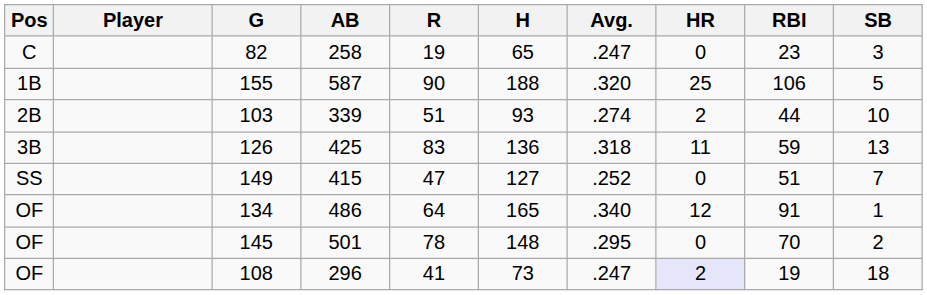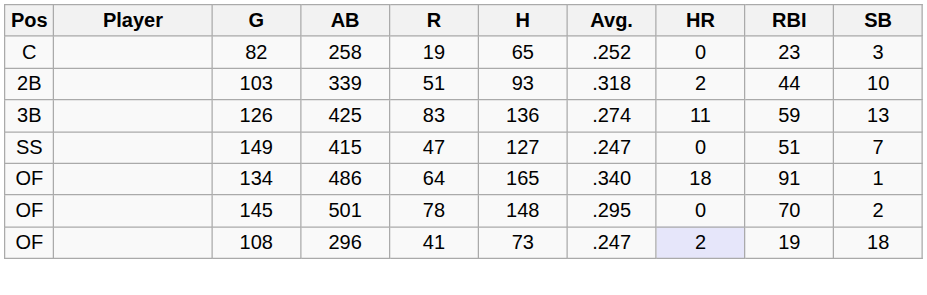(612, 52) .247 -> (612, 52) .252
- row: (256, 83)
(612, 115) .274 -> (612, 83) .318
(612, 147) .318 -> (612, 115) .274
(612, 178) .252 -> (612, 147) .247
(700, 210) 12 -> (700, 178) 18
